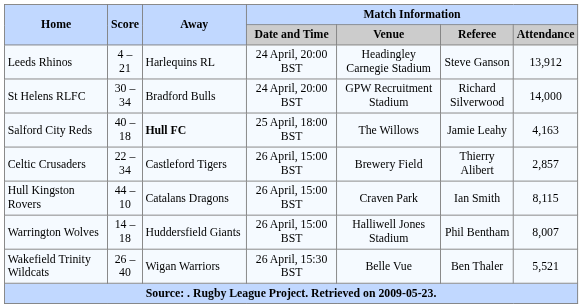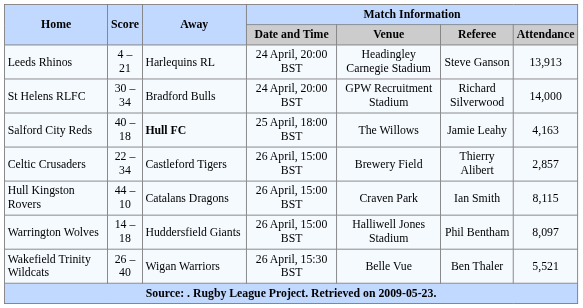(546, 62) 13,912 -> (546, 62) 13,913
(546, 232) 8,007 -> (546, 232) 8,097
